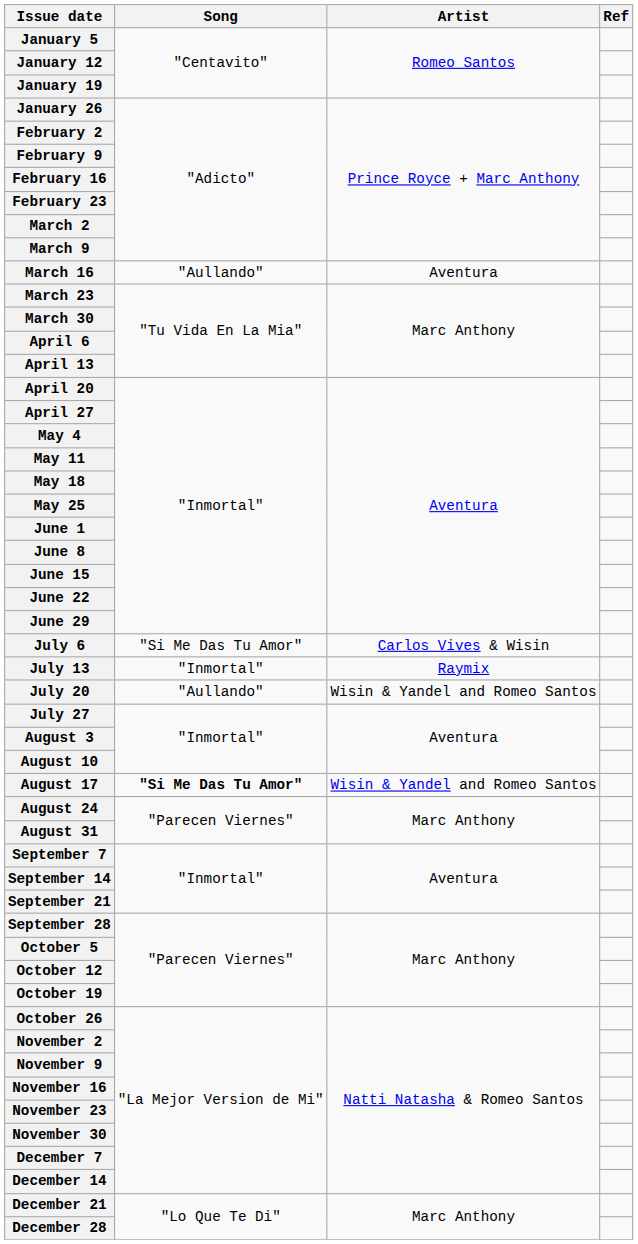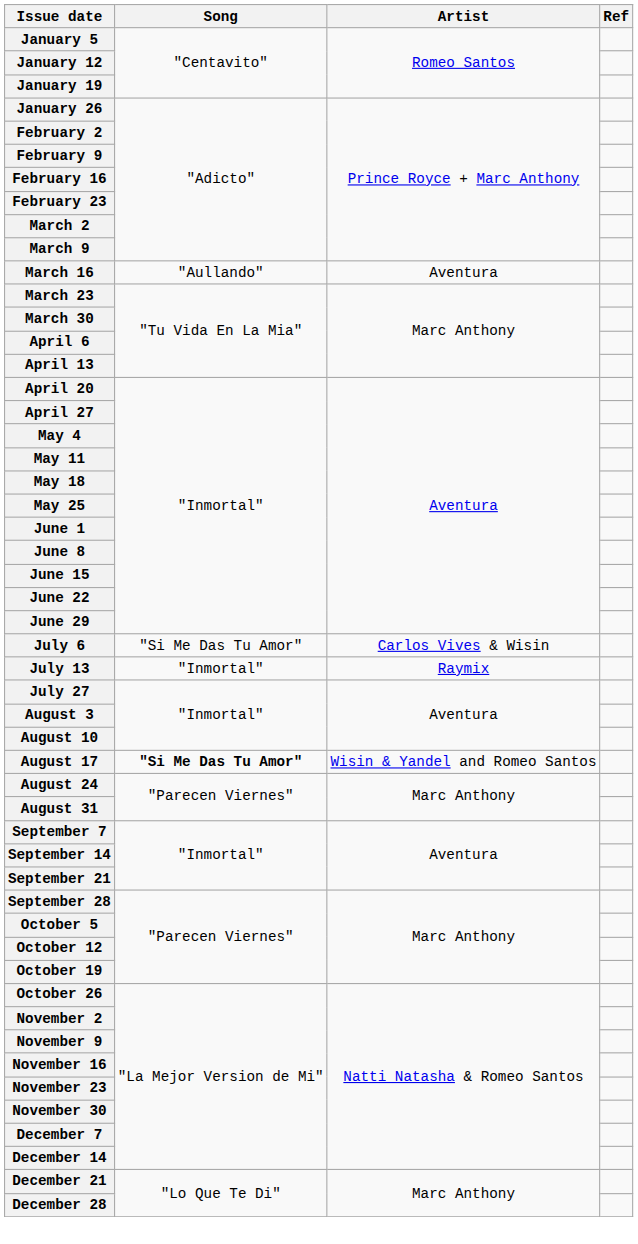- row: (59, 692)
